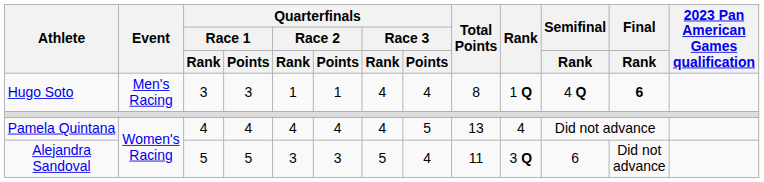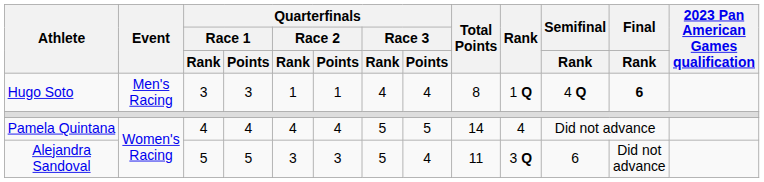(382, 128) 4 -> (382, 128) 5
(476, 128) 13 -> (476, 128) 14
